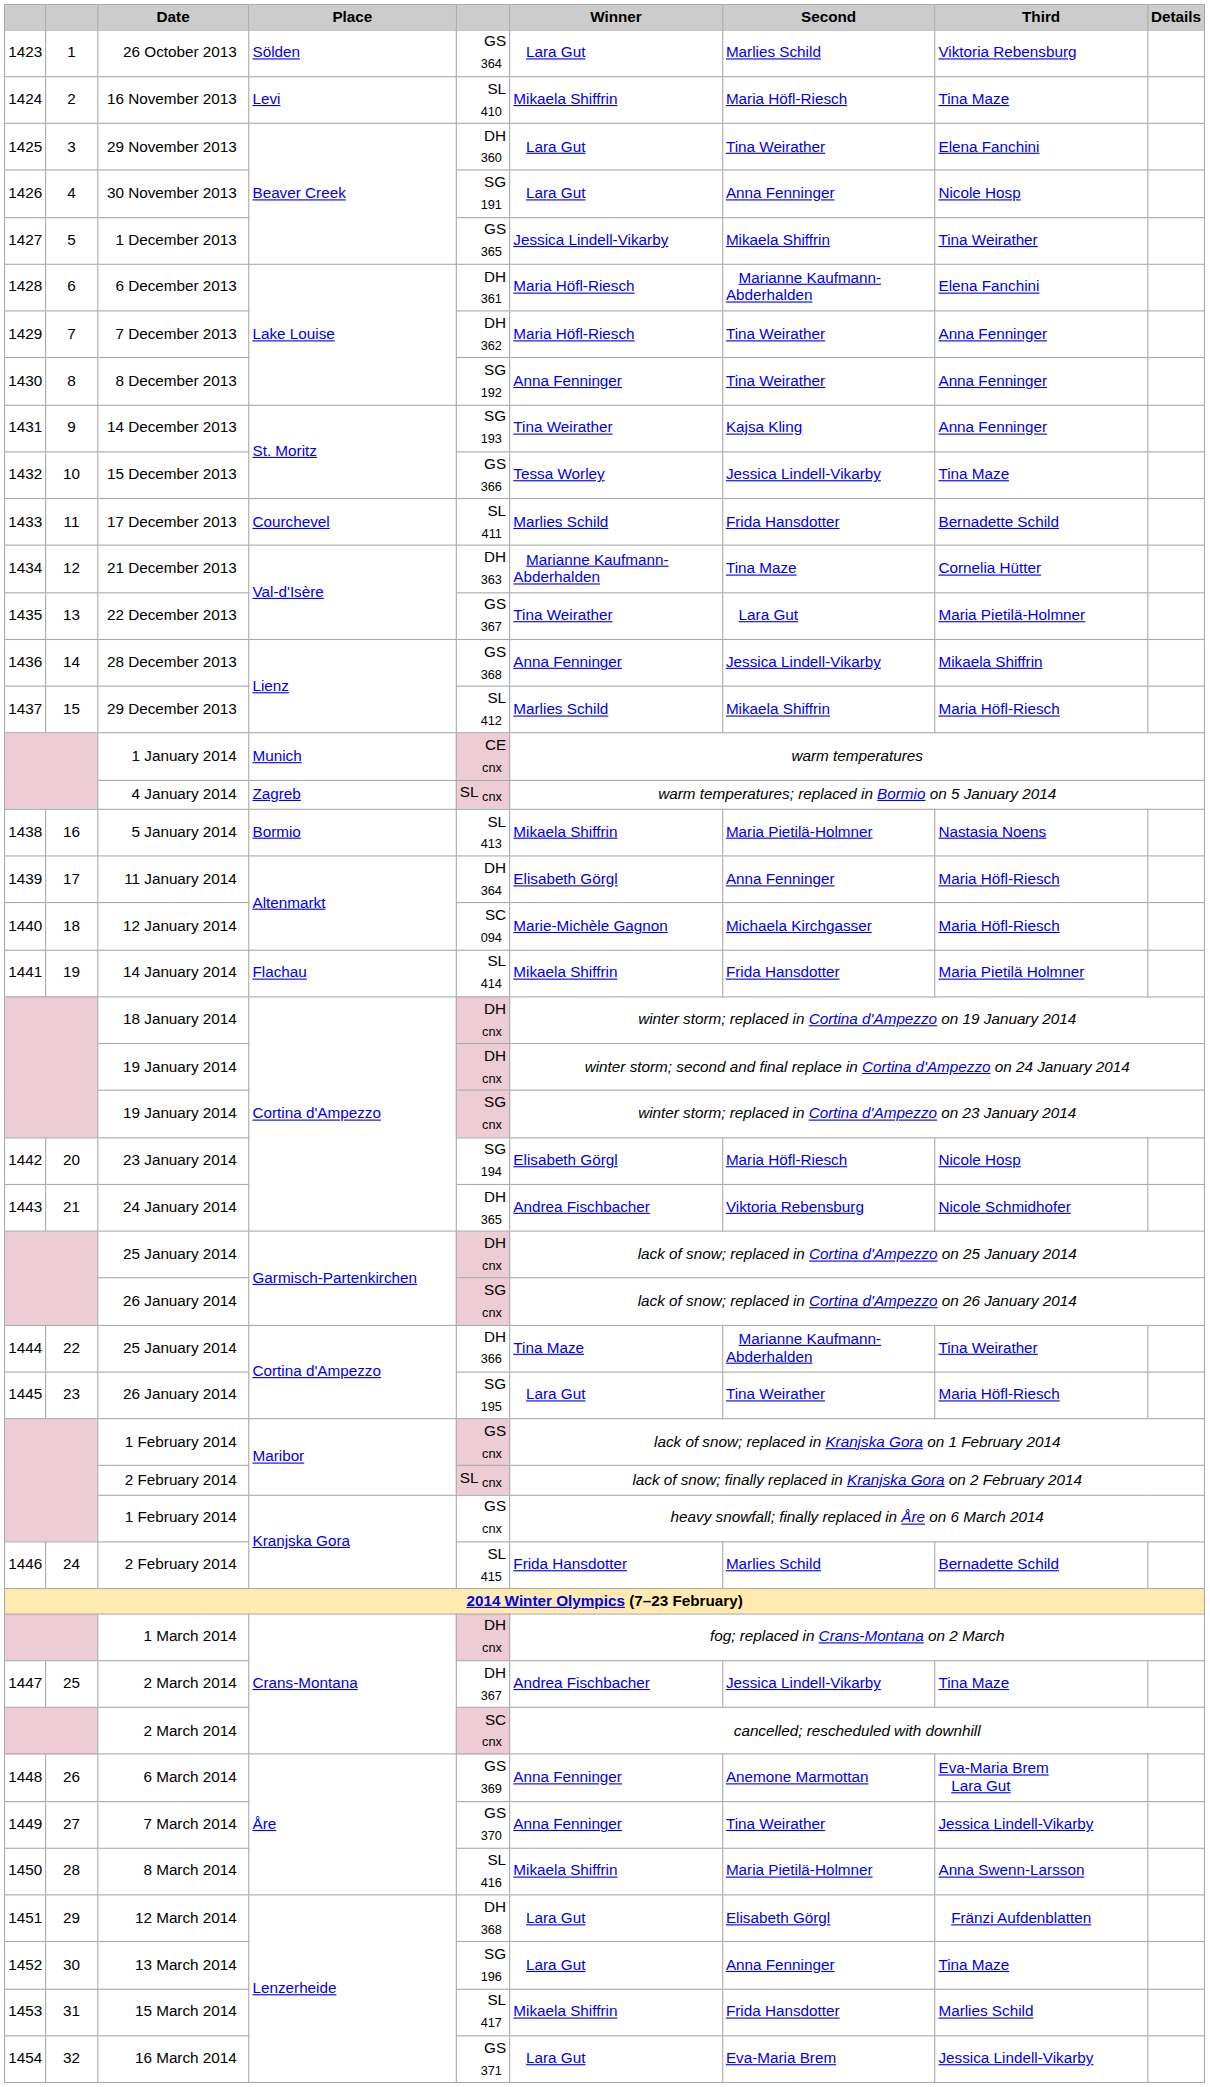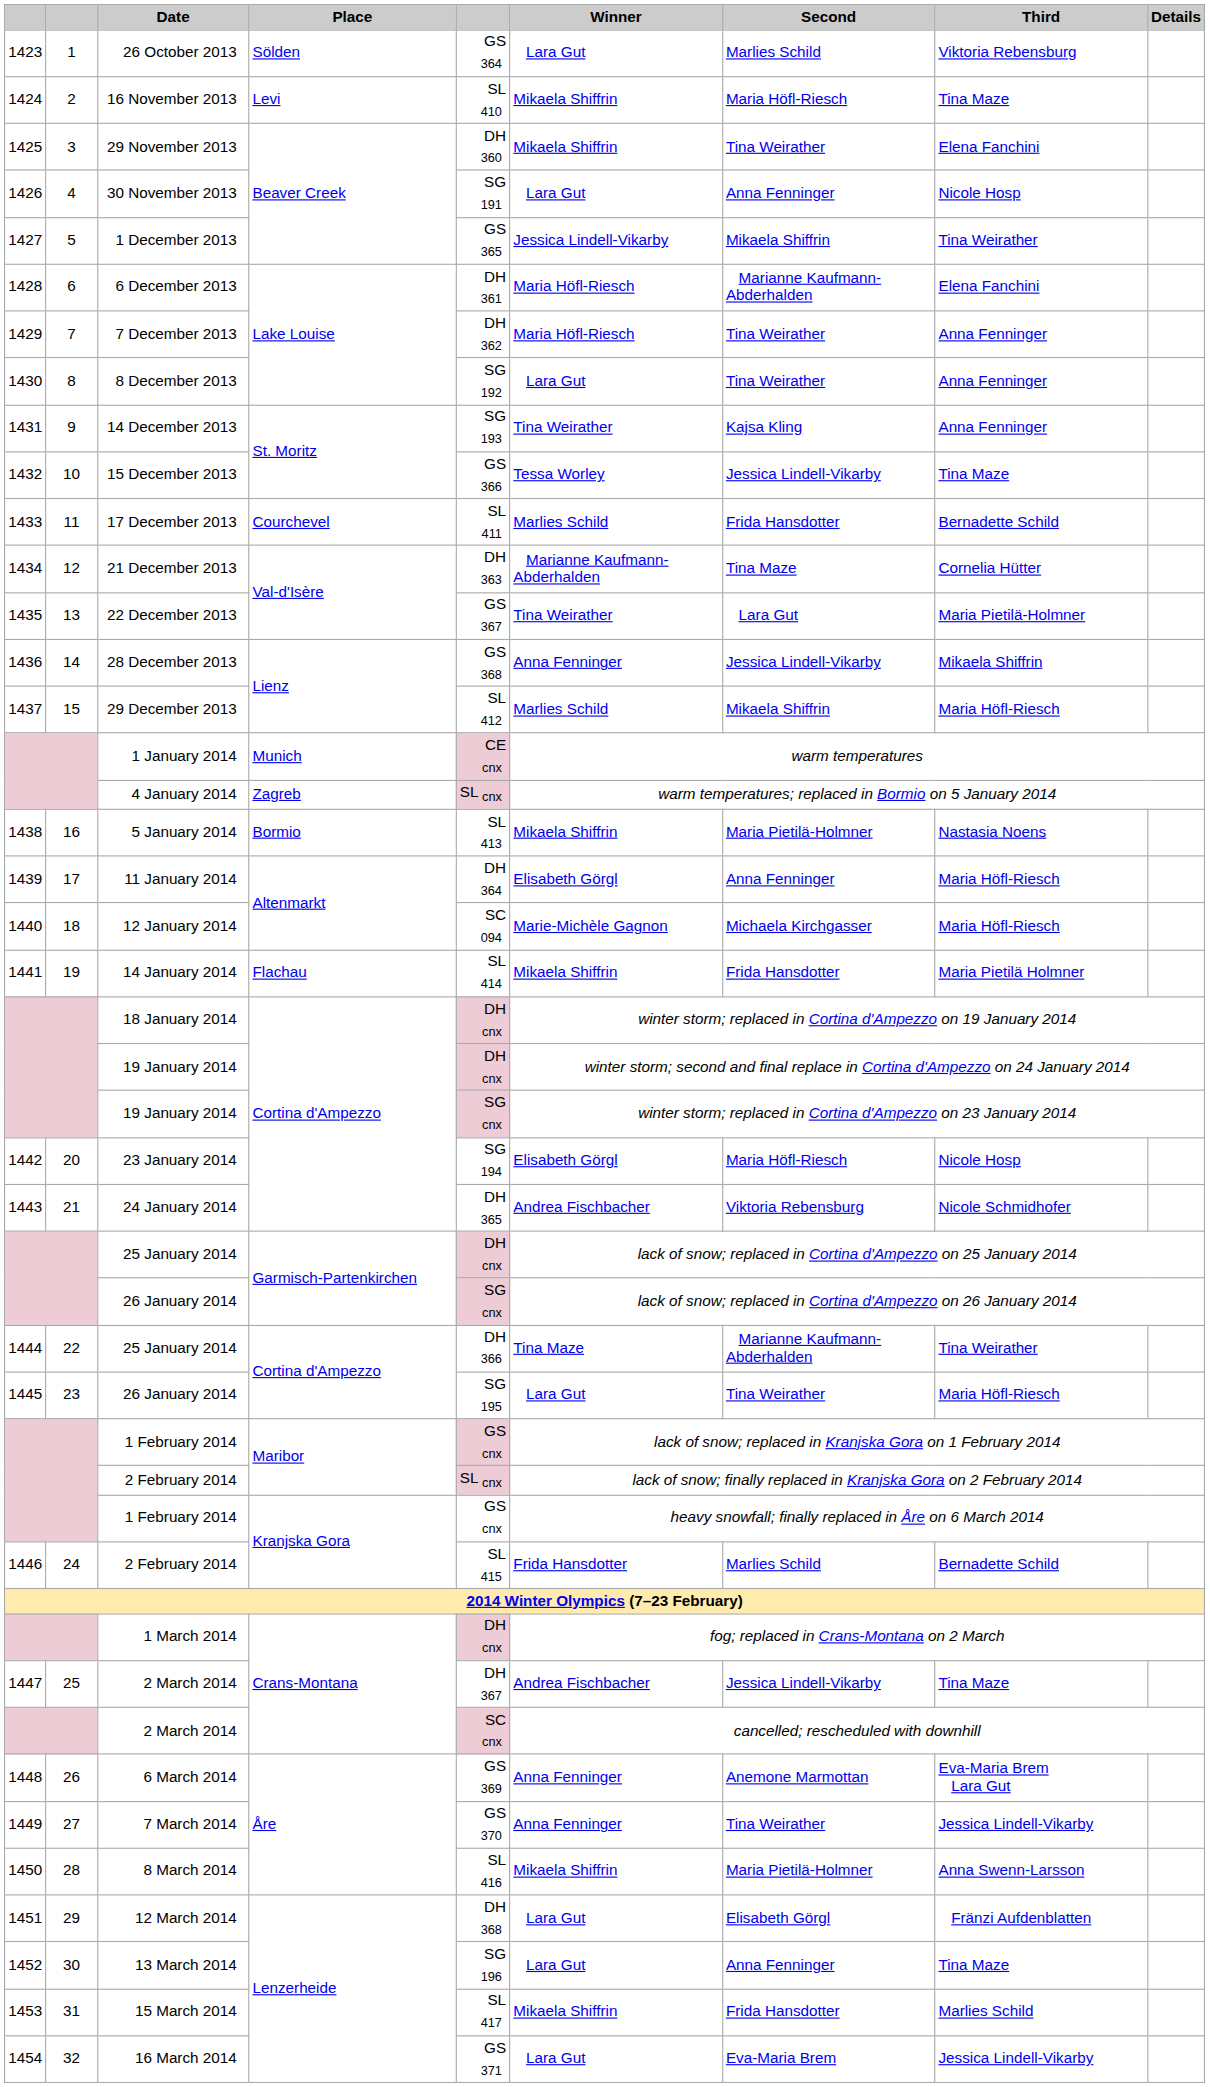(549, 146) Lara Gut -> (565, 146) Mikaela Shiffrin
(568, 380) Anna Fenninger -> (549, 380) Lara Gut
